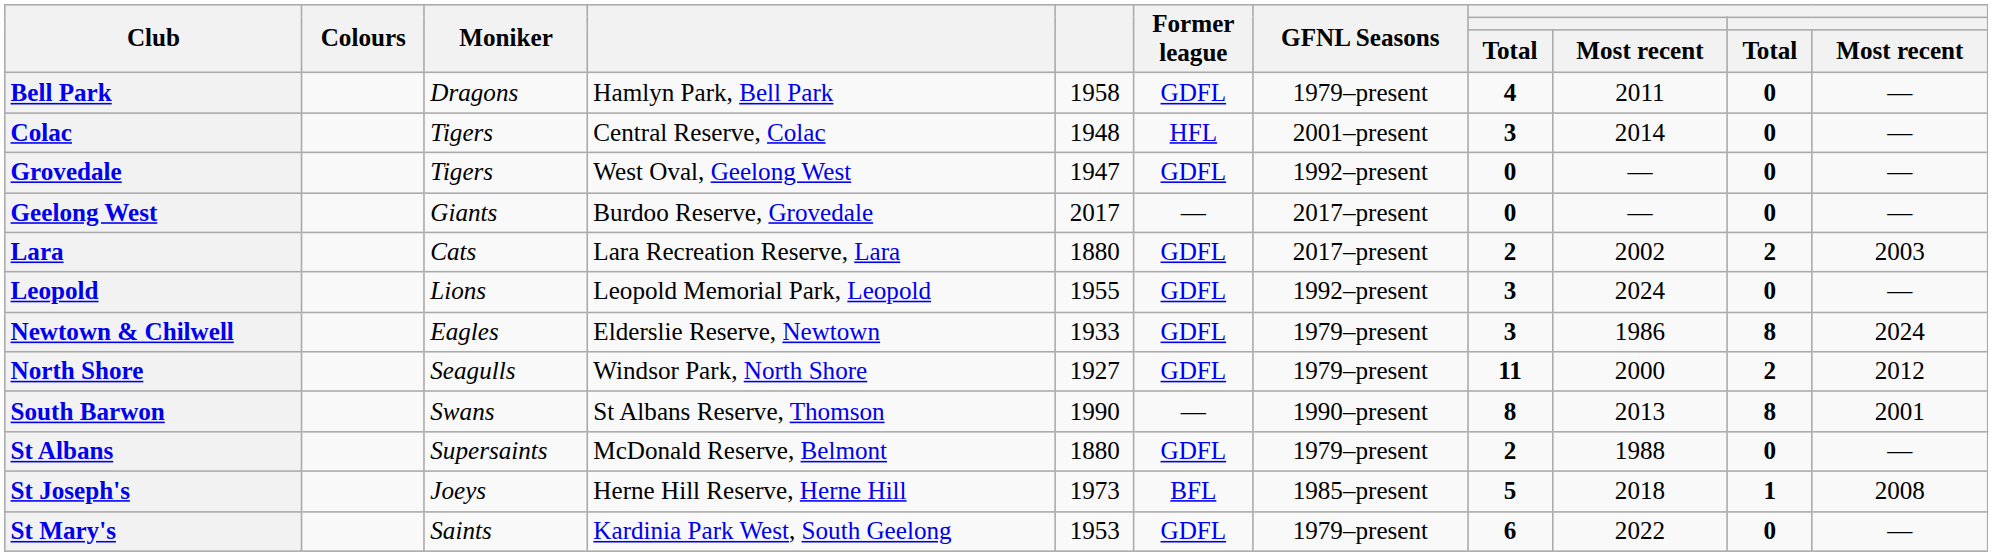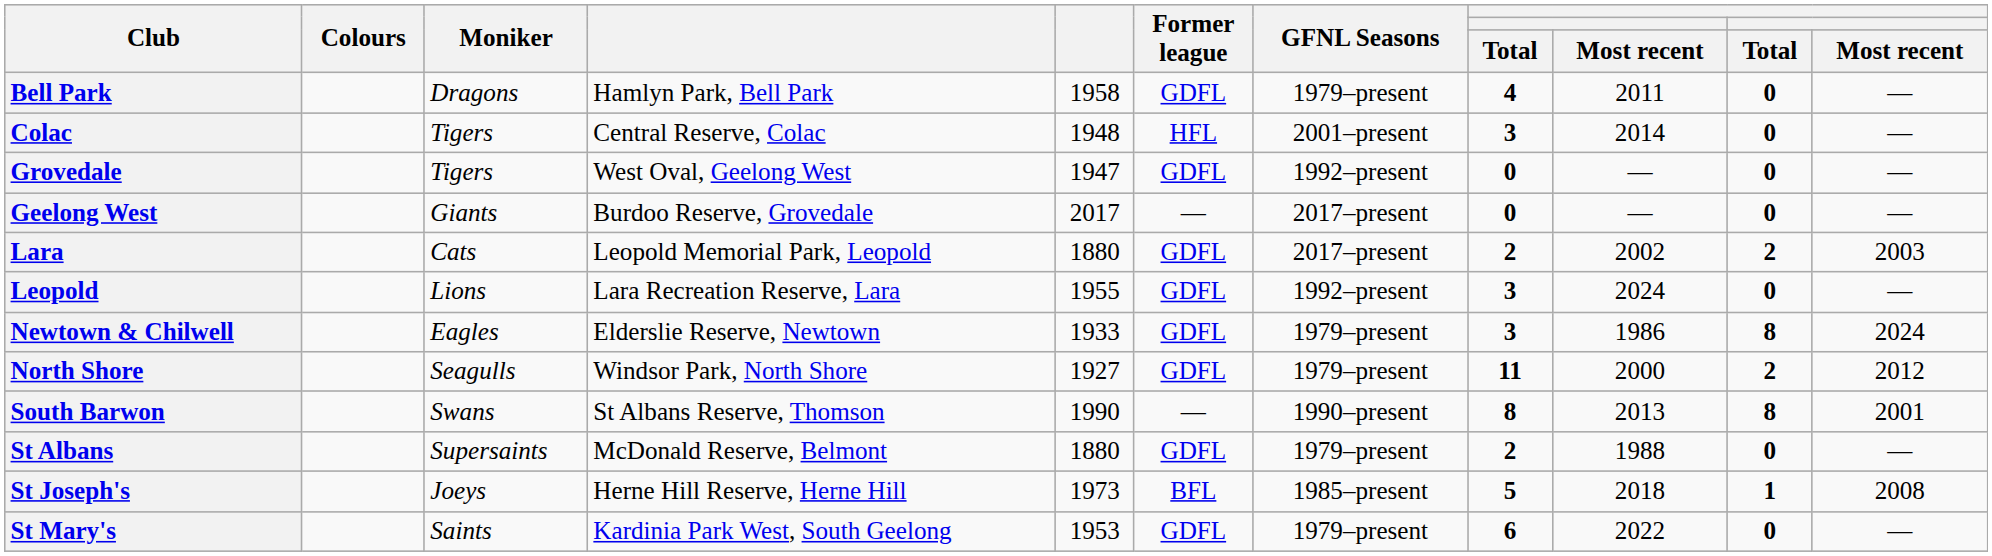(747, 251) Lara Recreation Reserve, Lara -> (762, 251) Leopold Memorial Park, Leopold
(762, 291) Leopold Memorial Park, Leopold -> (747, 291) Lara Recreation Reserve, Lara
